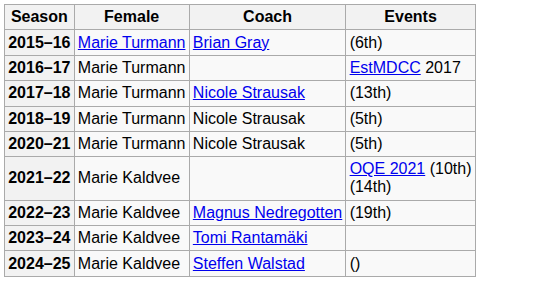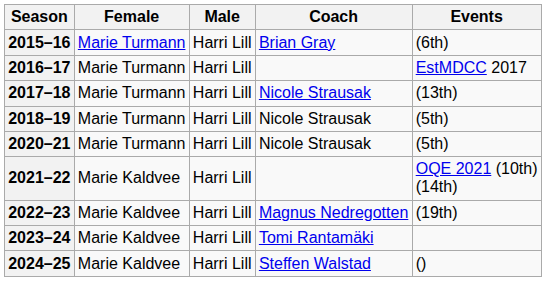+ column: (222, 17)
